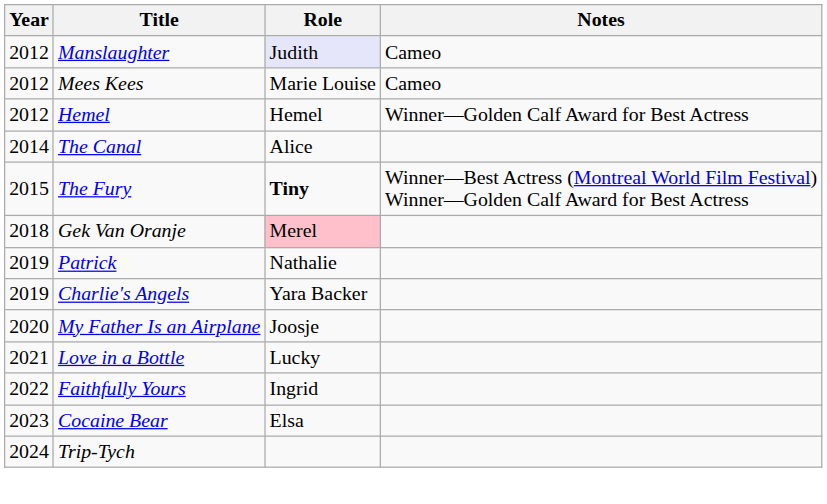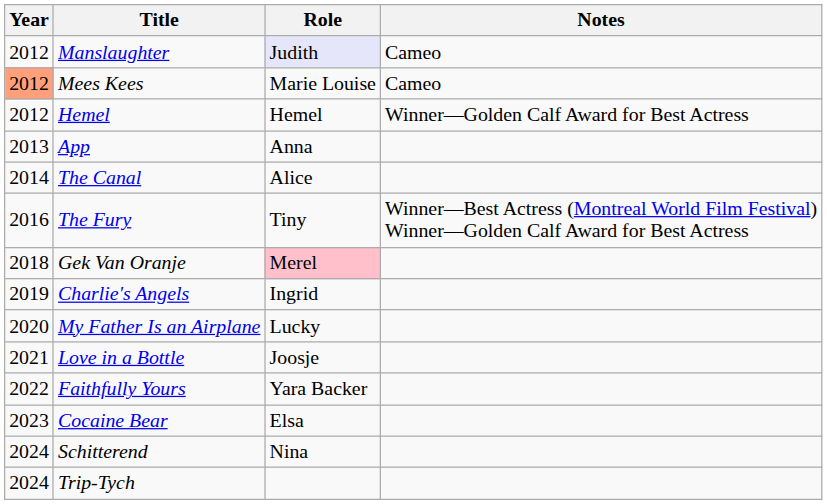(29, 83) no background -> (29, 83) lightsalmon background
+ row: (74, 146)
(29, 188) 2015 -> (29, 220) 2016
(289, 188) bold -> (288, 220) normal
- row: (87, 262)
(318, 294) Yara Backer -> (294, 294) Ingrid
(294, 325) Joosje -> (295, 325) Lucky
(295, 357) Lucky -> (294, 357) Joosje
(294, 388) Ingrid -> (318, 388) Yara Backer
+ row: (103, 451)
